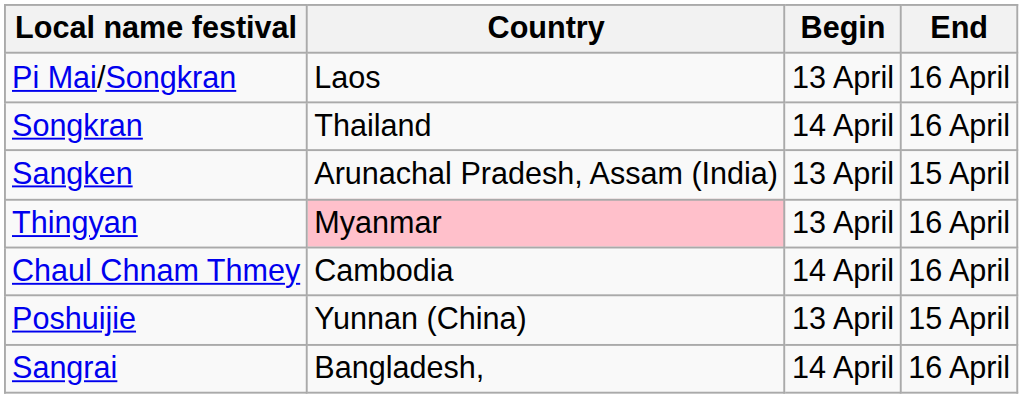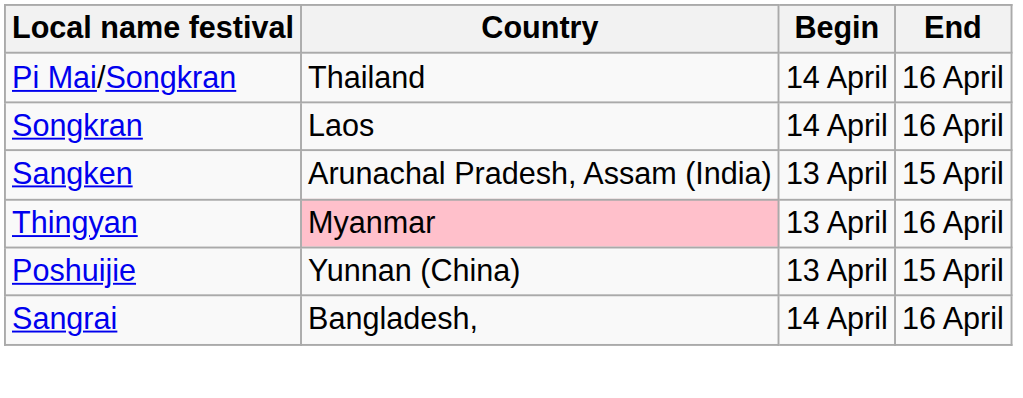(347, 77) Laos -> (367, 77) Thailand
(843, 77) 13 April -> (837, 77) 14 April
(373, 125) Thailand -> (341, 125) Laos
- row: (156, 271)
